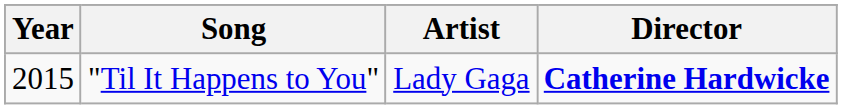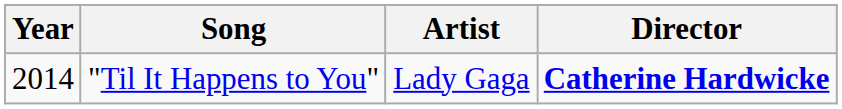(43, 77) 2015 -> (43, 77) 2014
